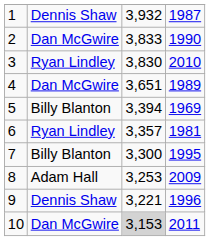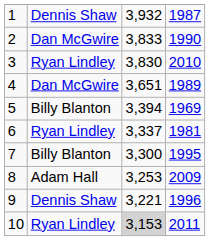(144, 131) 3,357 -> (144, 131) 3,337
(75, 223) Dan McGwire -> (73, 223) Ryan Lindley
